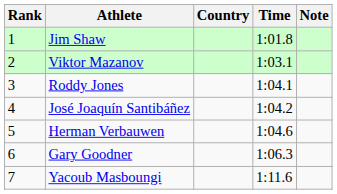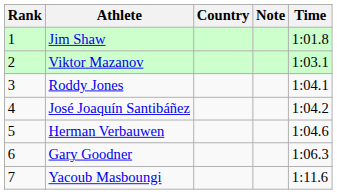columns swapped: (274, 16) <-> (314, 16)
